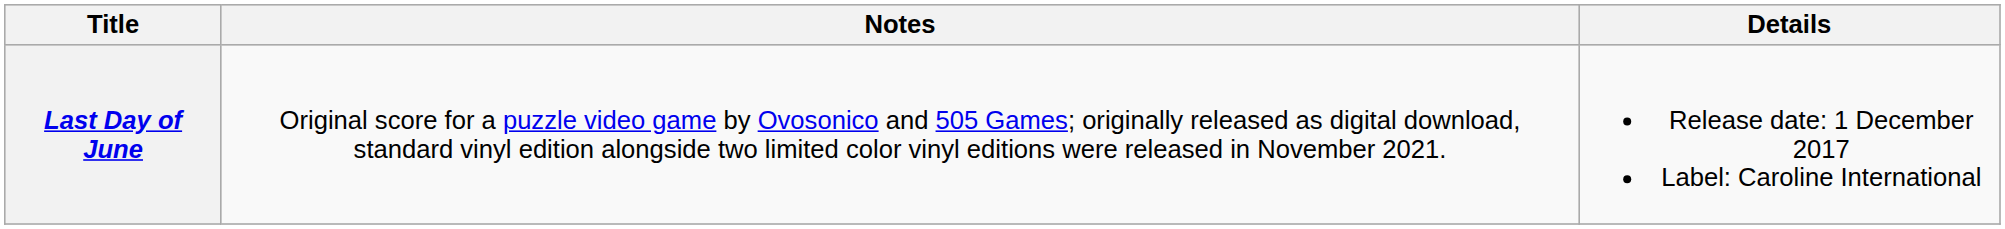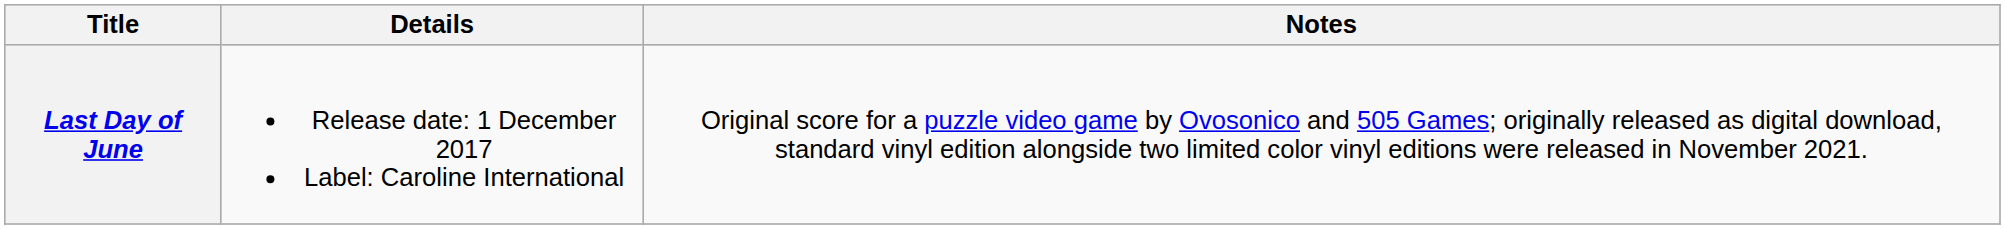columns swapped: (1789, 24) <-> (900, 24)
